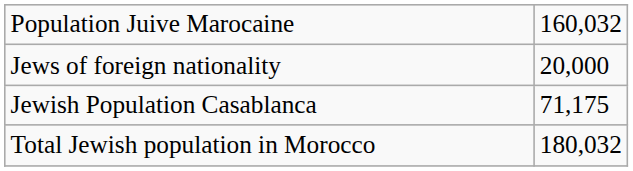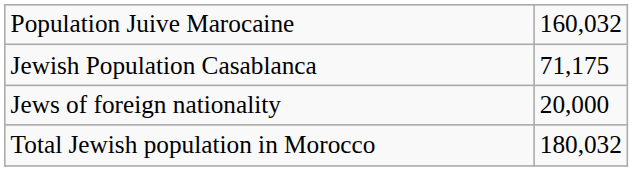rows swapped: (164, 104) <-> (146, 64)
